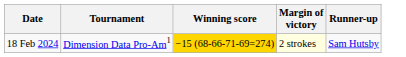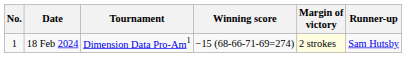+ column: (14, 19)
(225, 43) gold background -> (245, 43) no background
